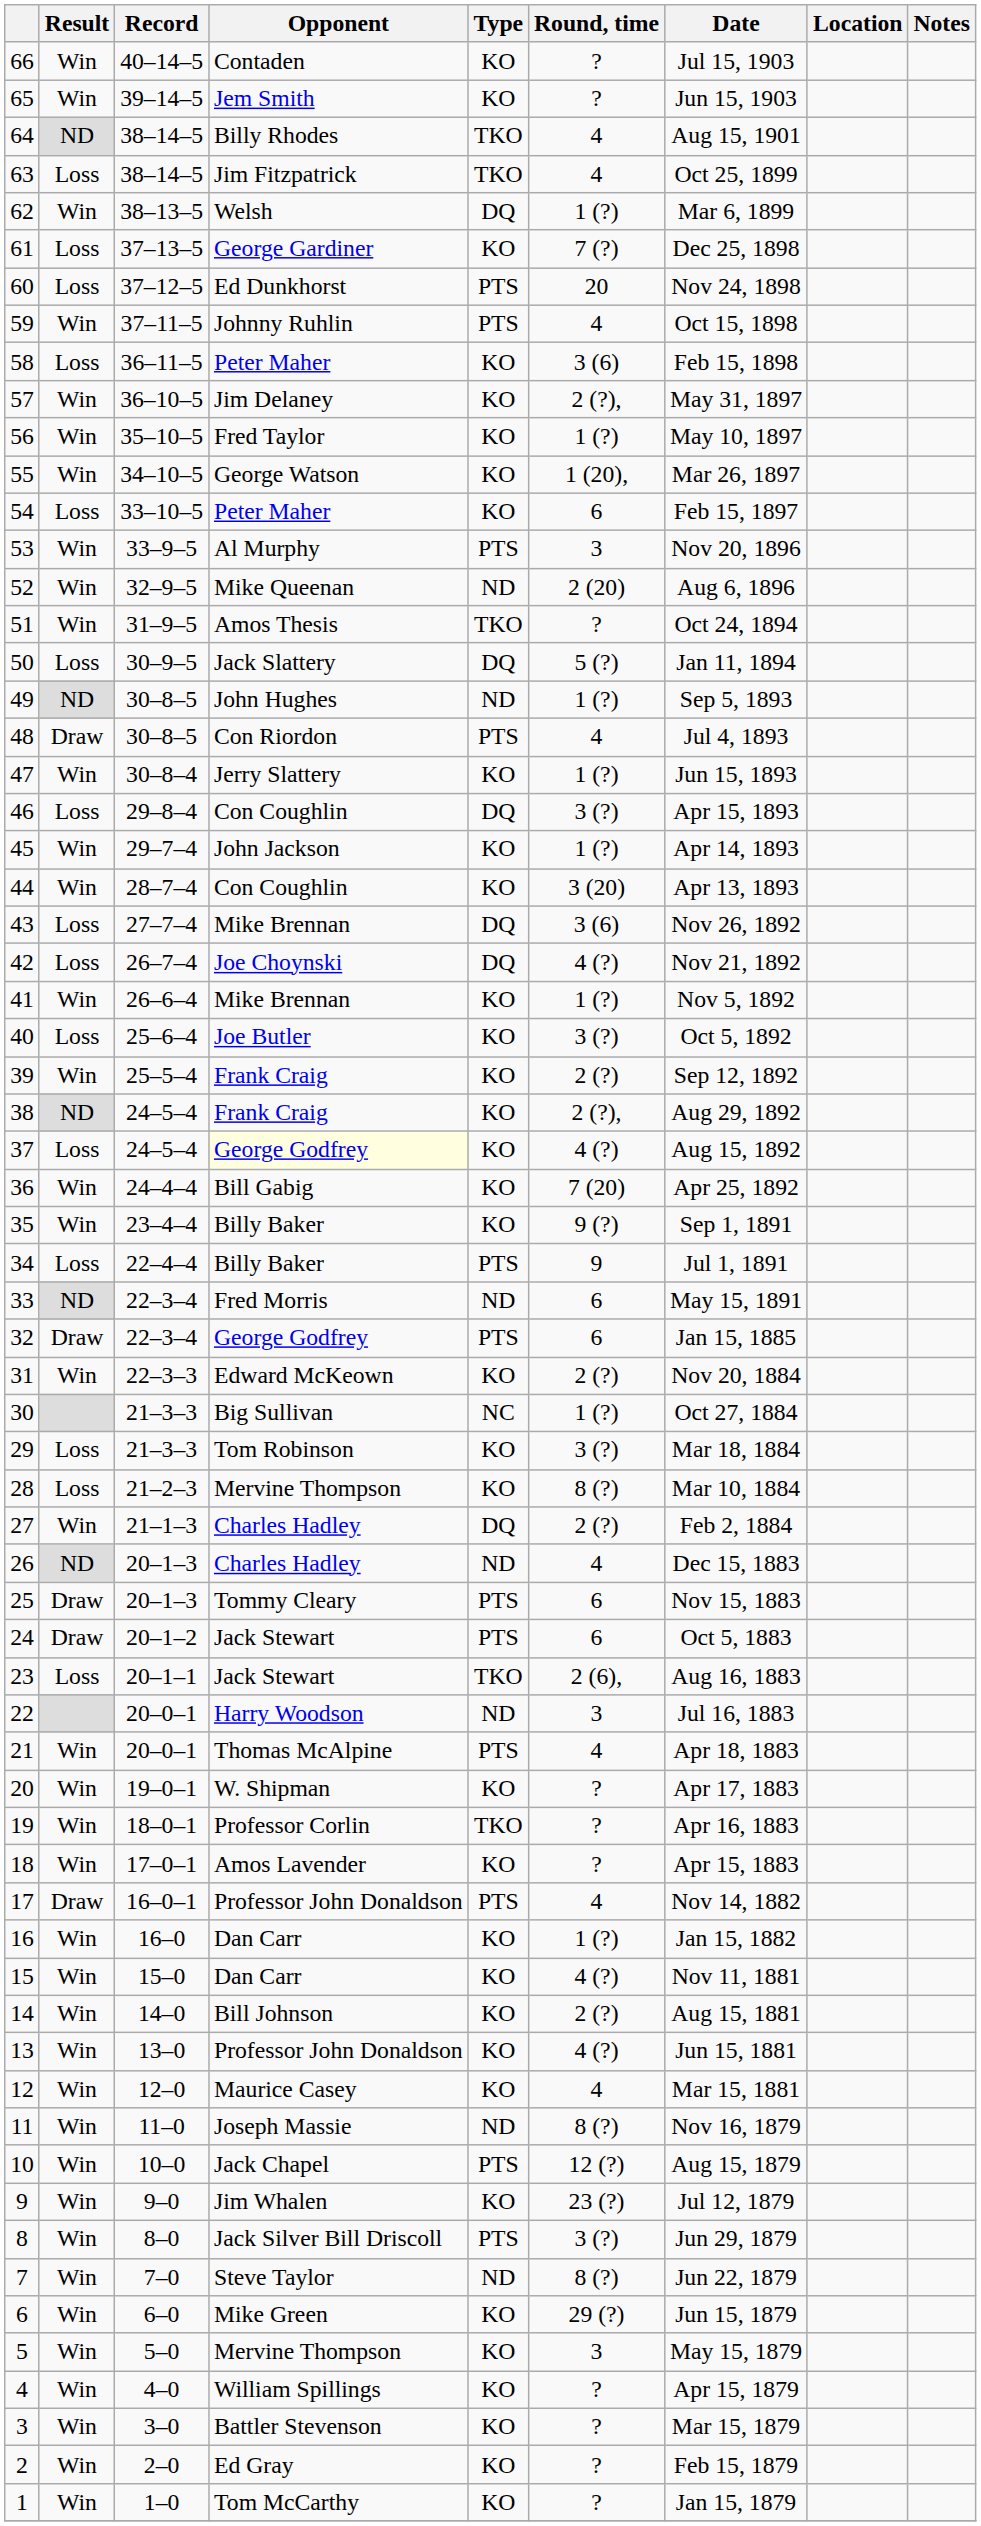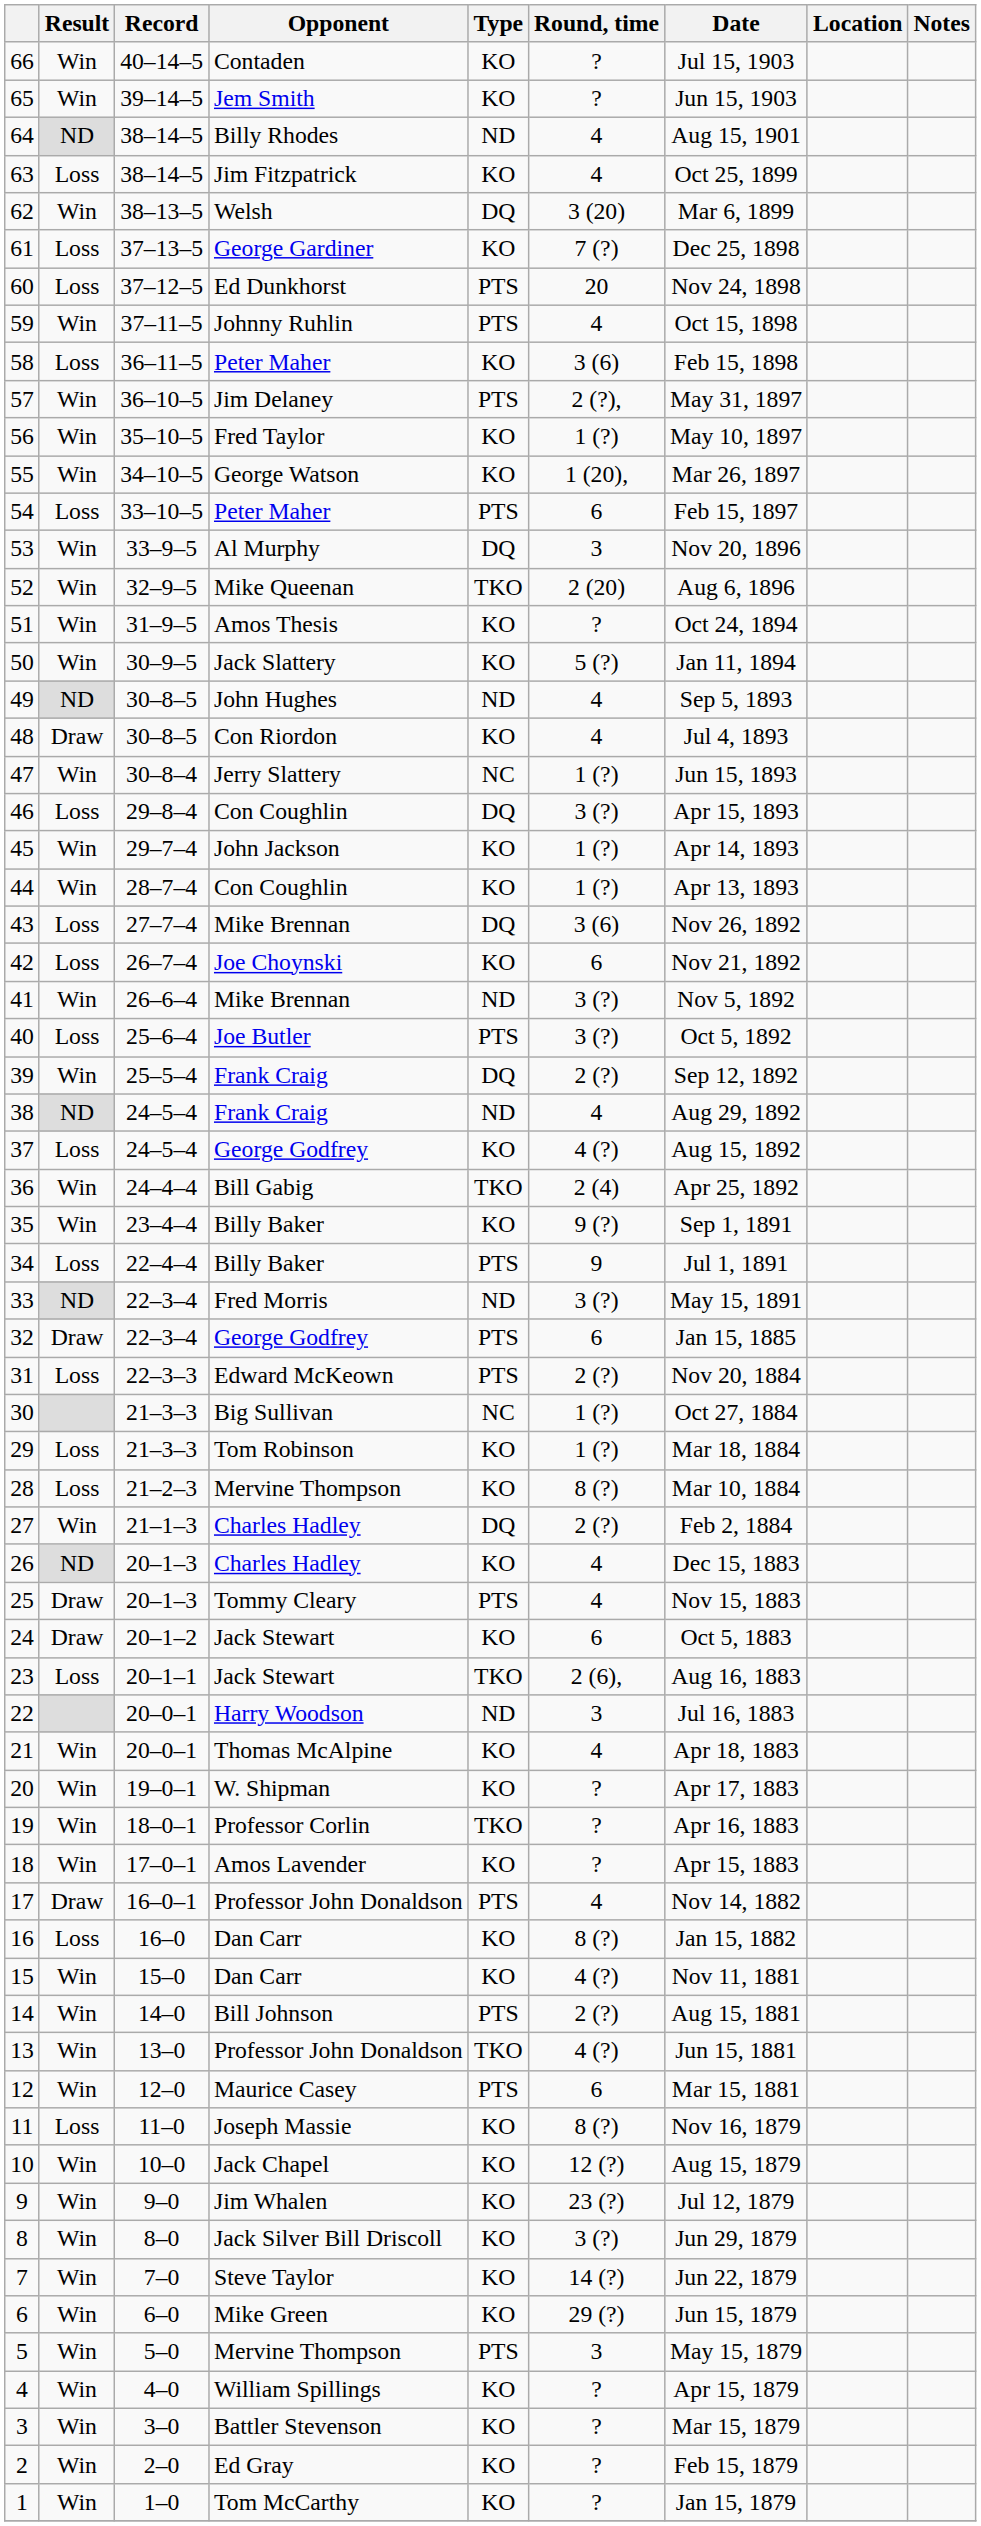(498, 135) TKO -> (498, 135) ND
(498, 173) TKO -> (498, 173) KO
(596, 211) 1 (?) -> (596, 211) 3 (20)
(498, 398) KO -> (498, 398) PTS
(498, 511) KO -> (498, 511) PTS
(498, 549) PTS -> (498, 549) DQ
(498, 586) ND -> (498, 586) TKO
(498, 624) TKO -> (498, 624) KO
(77, 661) Loss -> (77, 661) Win
(498, 661) DQ -> (498, 661) KO
(596, 699) 1 (?) -> (596, 699) 4
(498, 736) PTS -> (498, 736) KO
(498, 774) KO -> (498, 774) NC
(596, 887) 3 (20) -> (596, 887) 1 (?)
(498, 962) DQ -> (498, 962) KO
(596, 962) 4 (?) -> (596, 962) 6
(498, 999) KO -> (498, 999) ND
(596, 999) 1 (?) -> (596, 999) 3 (?)
(498, 1037) KO -> (498, 1037) PTS
(498, 1074) KO -> (498, 1074) DQ
(498, 1112) KO -> (498, 1112) ND
(596, 1112) 2 (?), -> (596, 1112) 4
(291, 1149) lightyellow background -> (291, 1149) no background
(498, 1187) KO -> (498, 1187) TKO
(596, 1187) 7 (20) -> (596, 1187) 2 (4)
(596, 1300) 6 -> (596, 1300) 3 (?)
(77, 1375) Win -> (77, 1375) Loss
(498, 1375) KO -> (498, 1375) PTS
(596, 1450) 3 (?) -> (596, 1450) 1 (?)
(498, 1563) ND -> (498, 1563) KO
(596, 1600) 6 -> (596, 1600) 4
(498, 1638) PTS -> (498, 1638) KO
(498, 1750) PTS -> (498, 1750) KO
(77, 1938) Win -> (77, 1938) Loss
(596, 1938) 1 (?) -> (596, 1938) 8 (?)
(498, 2013) KO -> (498, 2013) PTS
(498, 2051) KO -> (498, 2051) TKO
(498, 2088) KO -> (498, 2088) PTS
(596, 2088) 4 -> (596, 2088) 6
(77, 2126) Win -> (77, 2126) Loss
(498, 2126) ND -> (498, 2126) KO
(498, 2163) PTS -> (498, 2163) KO
(498, 2239) PTS -> (498, 2239) KO
(498, 2276) ND -> (498, 2276) KO
(596, 2276) 8 (?) -> (596, 2276) 14 (?)
(498, 2351) KO -> (498, 2351) PTS
